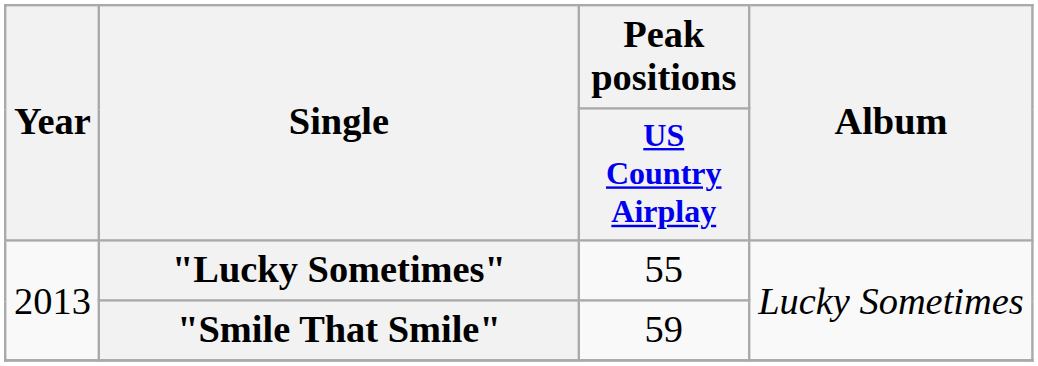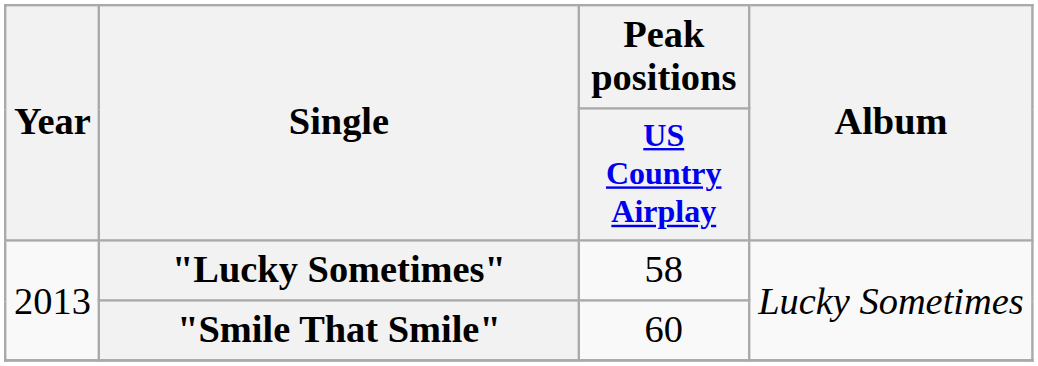(664, 269) 55 -> (664, 269) 58
(664, 330) 59 -> (664, 330) 60
